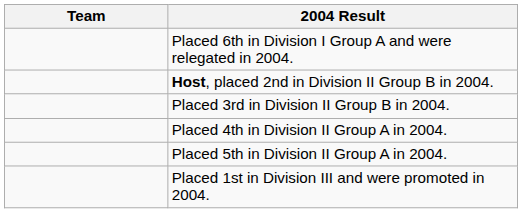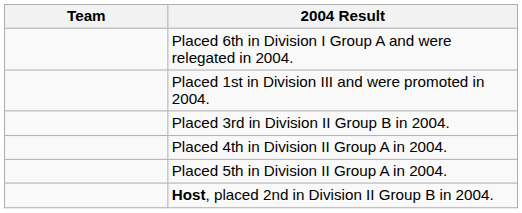rows swapped: (333, 81) <-> (328, 186)
